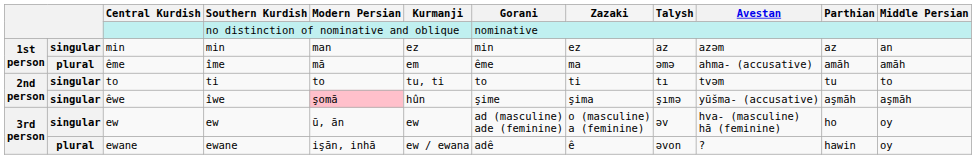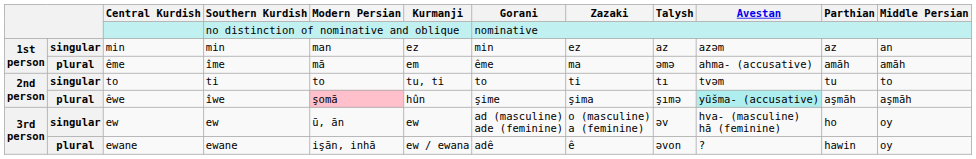(75, 99) singular -> (75, 99) plural
(759, 99) no background -> (759, 99) paleturquoise background
